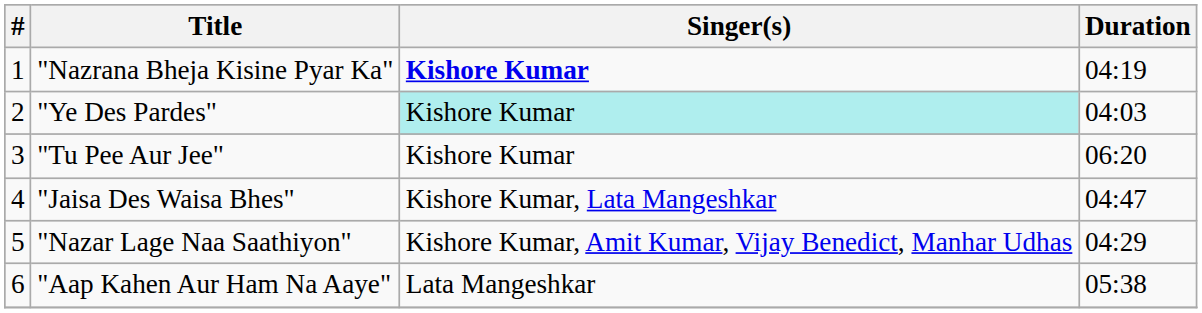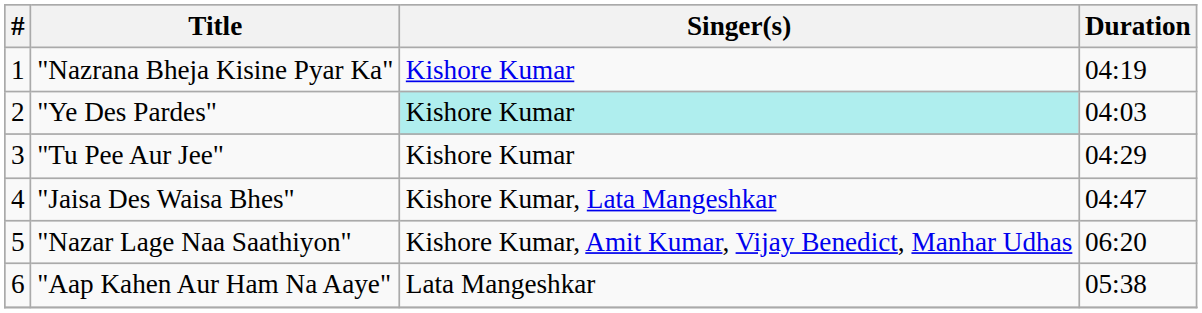(497, 69) bold -> (490, 69) normal
(1116, 155) 06:20 -> (1116, 155) 04:29
(1116, 241) 04:29 -> (1116, 241) 06:20
